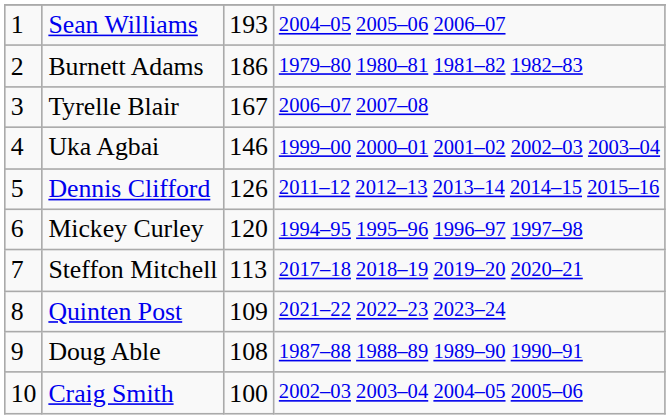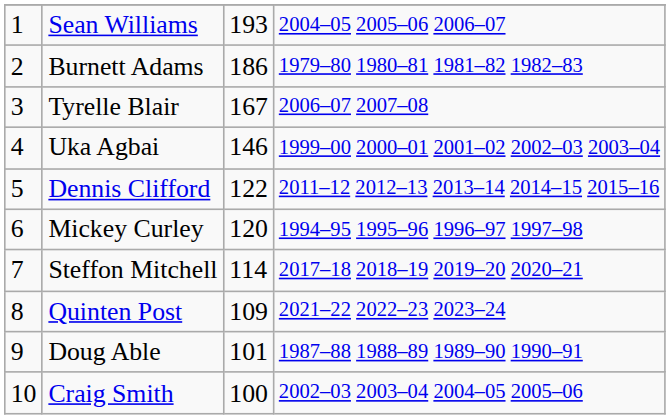(249, 188) 126 -> (249, 188) 122
(248, 270) 113 -> (248, 270) 114
(249, 351) 108 -> (249, 351) 101
